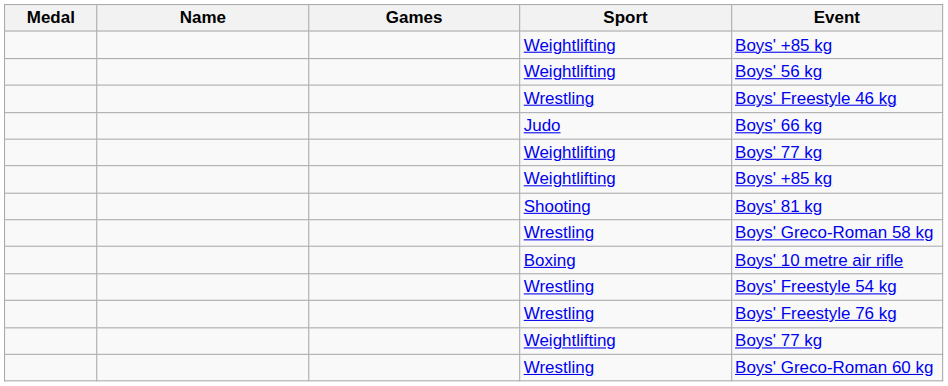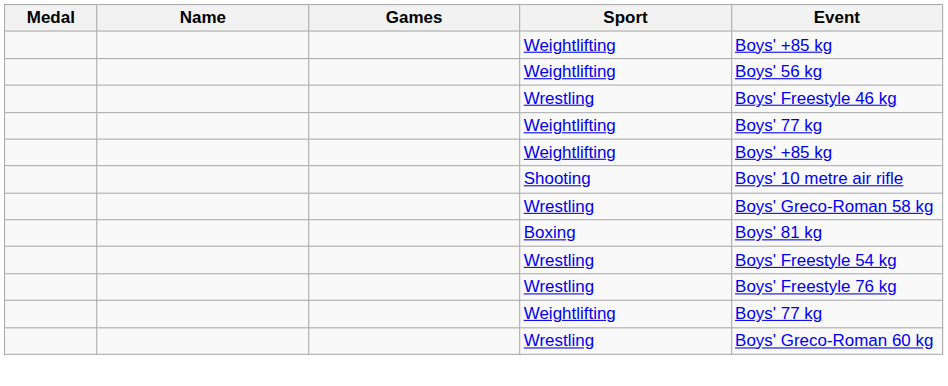- row: (51, 126)
(779, 206) Boys' 81 kg -> (819, 179) Boys' 10 metre air rifle
(819, 260) Boys' 10 metre air rifle -> (779, 233) Boys' 81 kg
